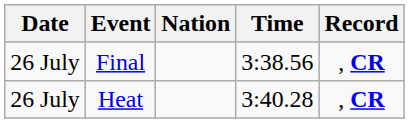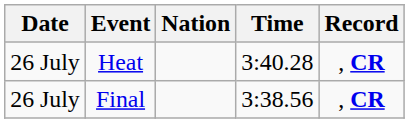rows swapped: (121, 99) <-> (121, 61)
